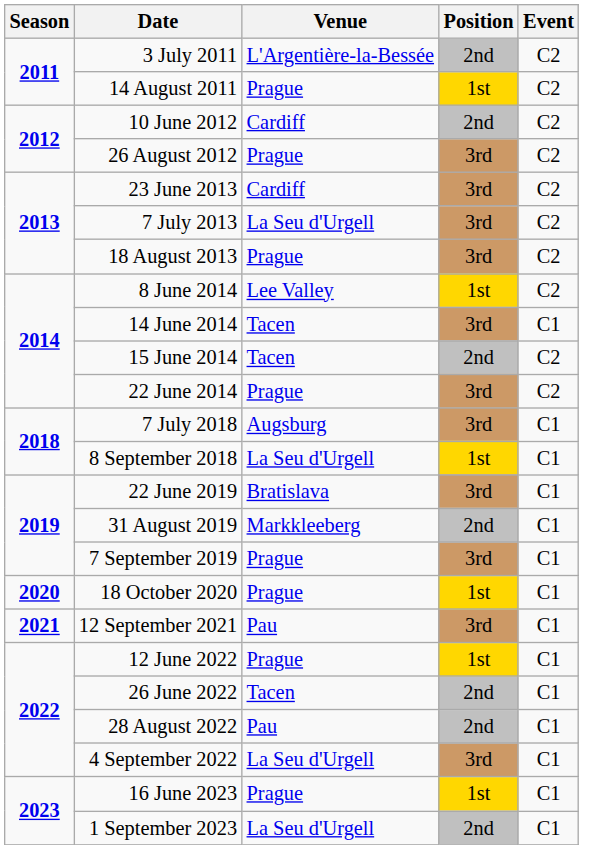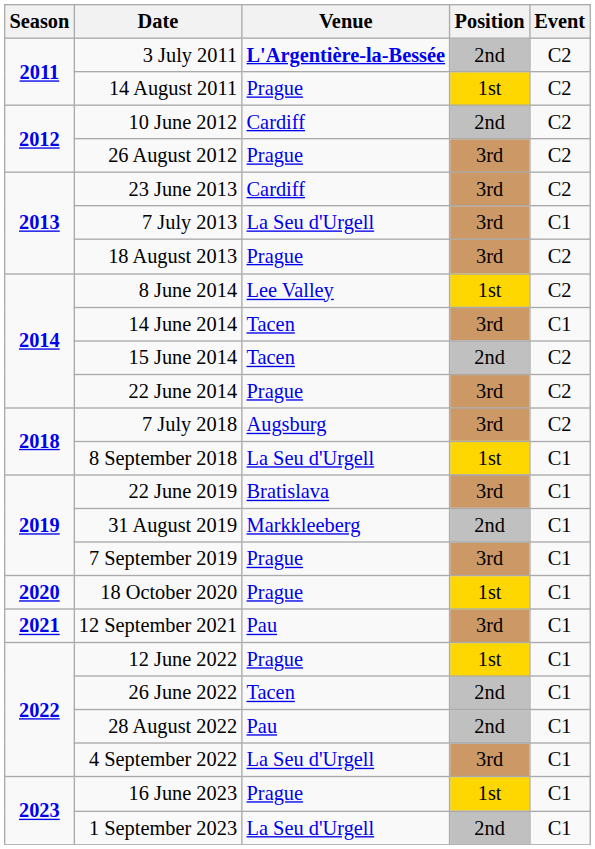(340, 55) normal -> (346, 55) bold
(549, 222) C2 -> (560, 222) C1
(549, 424) C1 -> (560, 424) C2
